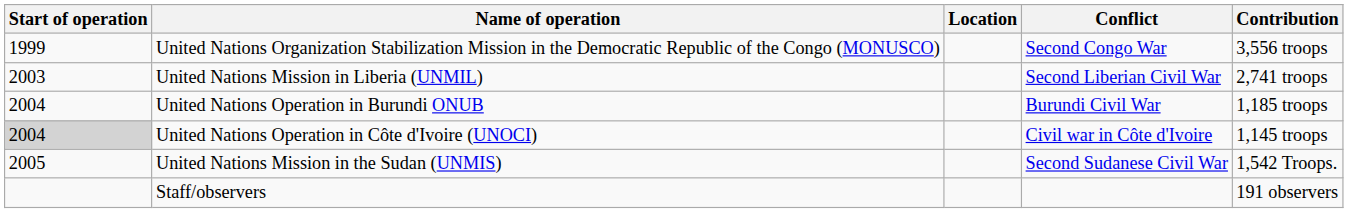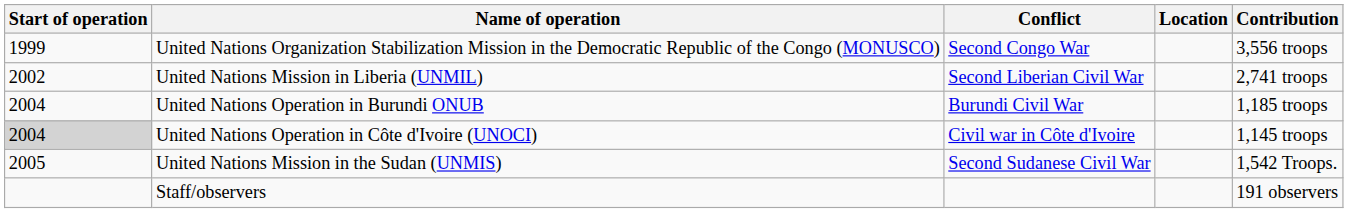columns swapped: (983, 18) <-> (1127, 18)
(27, 76) 2003 -> (27, 76) 2002
